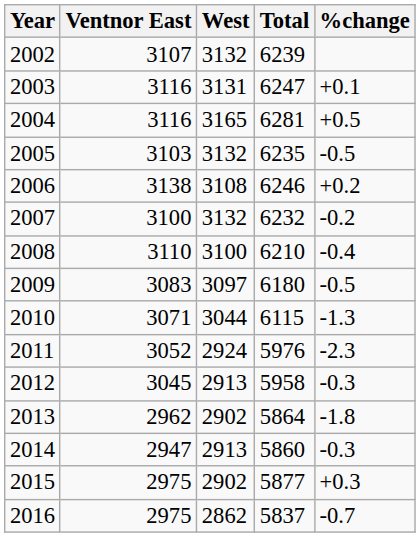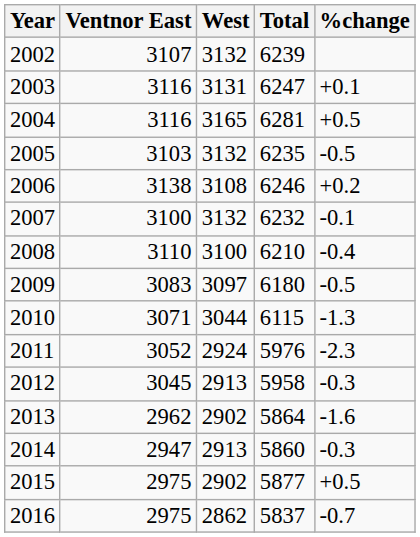(337, 218) -0.2 -> (337, 218) -0.1
(337, 416) -1.8 -> (337, 416) -1.6
(340, 482) +0.3 -> (340, 482) +0.5
